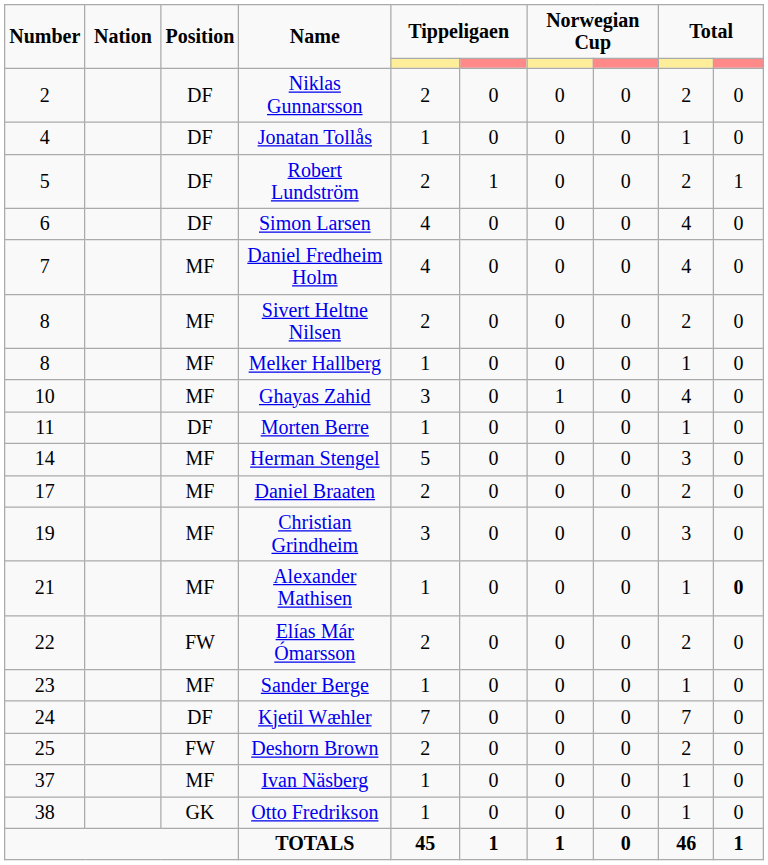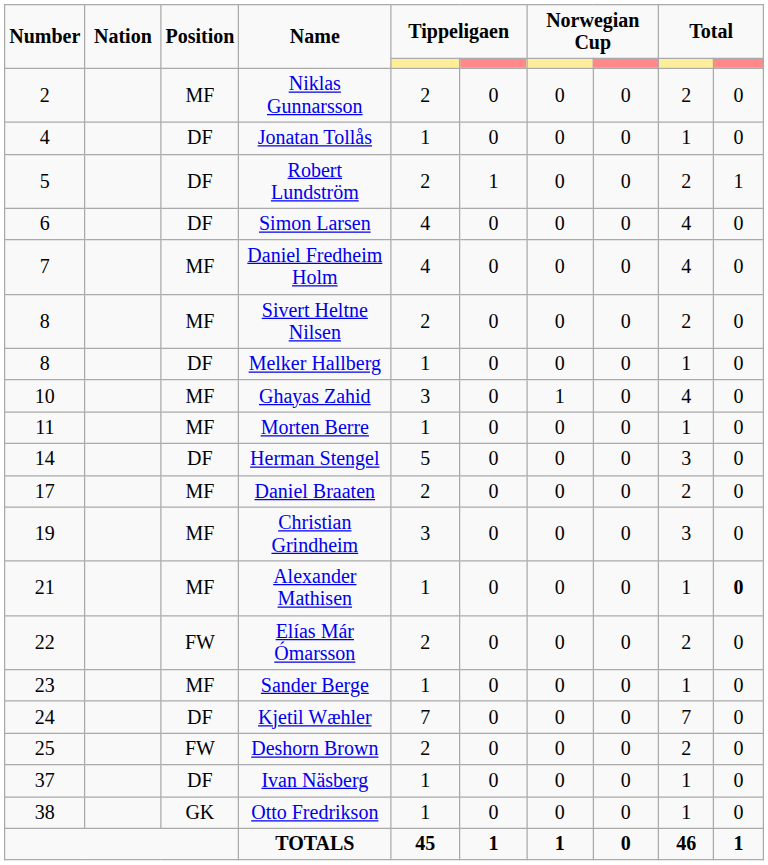(200, 95) DF -> (200, 95) MF
(200, 364) MF -> (200, 364) DF
(200, 427) DF -> (200, 427) MF
(200, 459) MF -> (200, 459) DF
(200, 780) MF -> (200, 780) DF
